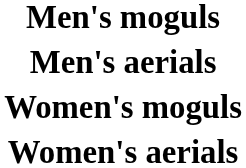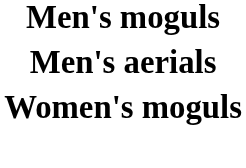- row: (123, 152)
